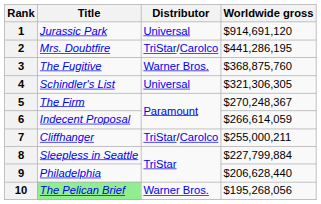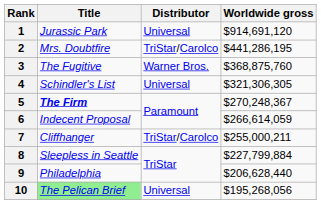(62, 102) normal -> (64, 102) bold
(176, 191) Warner Bros. -> (167, 191) Universal
